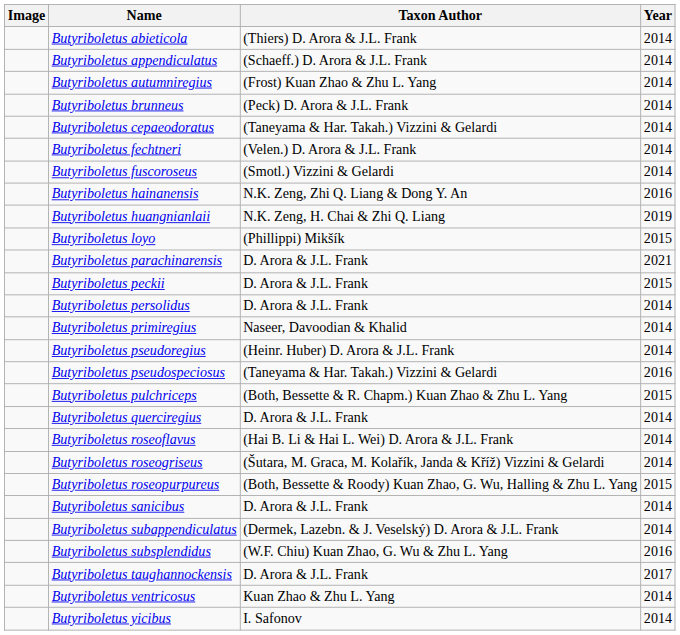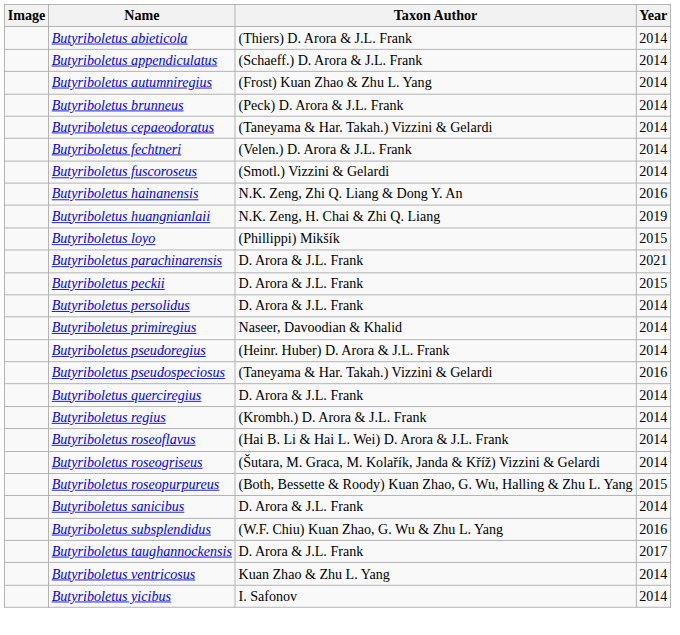- row: (124, 395)
+ row: (109, 417)
- row: (144, 529)
